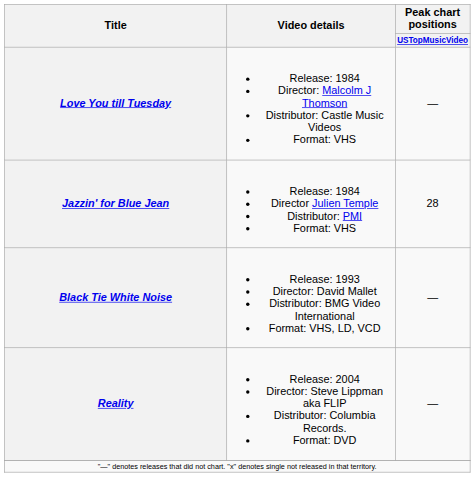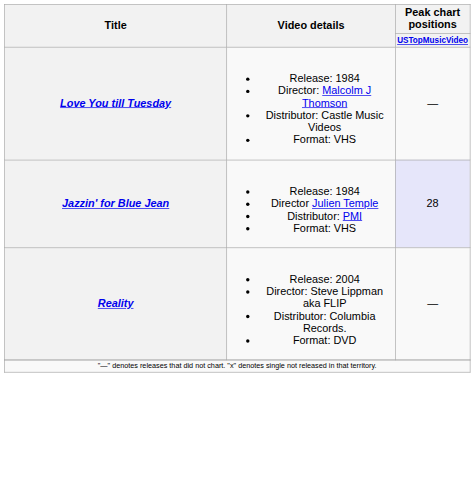(433, 203) no background -> (433, 203) lavender background
- row: (116, 297)
